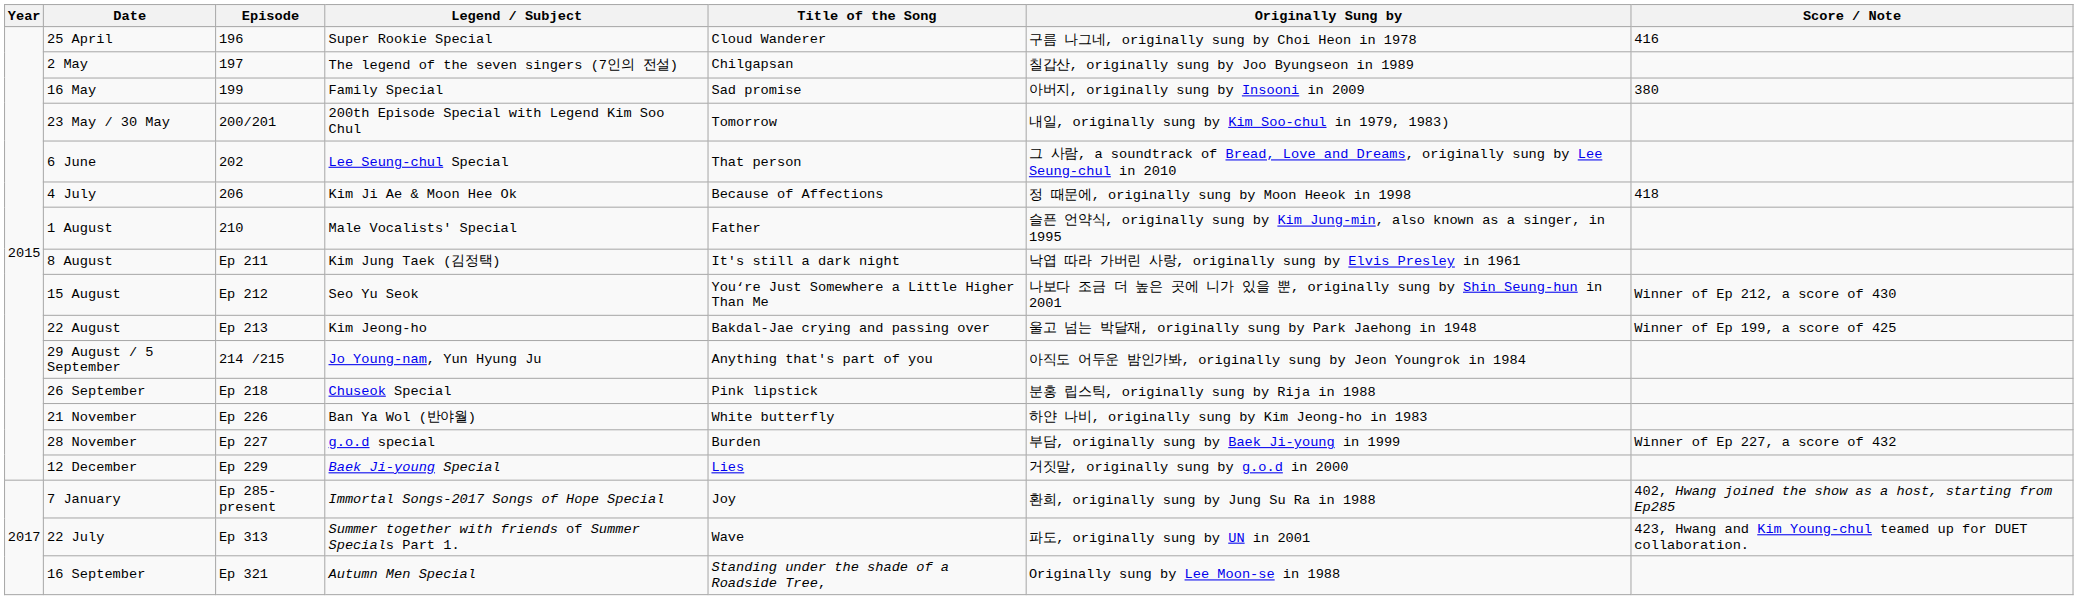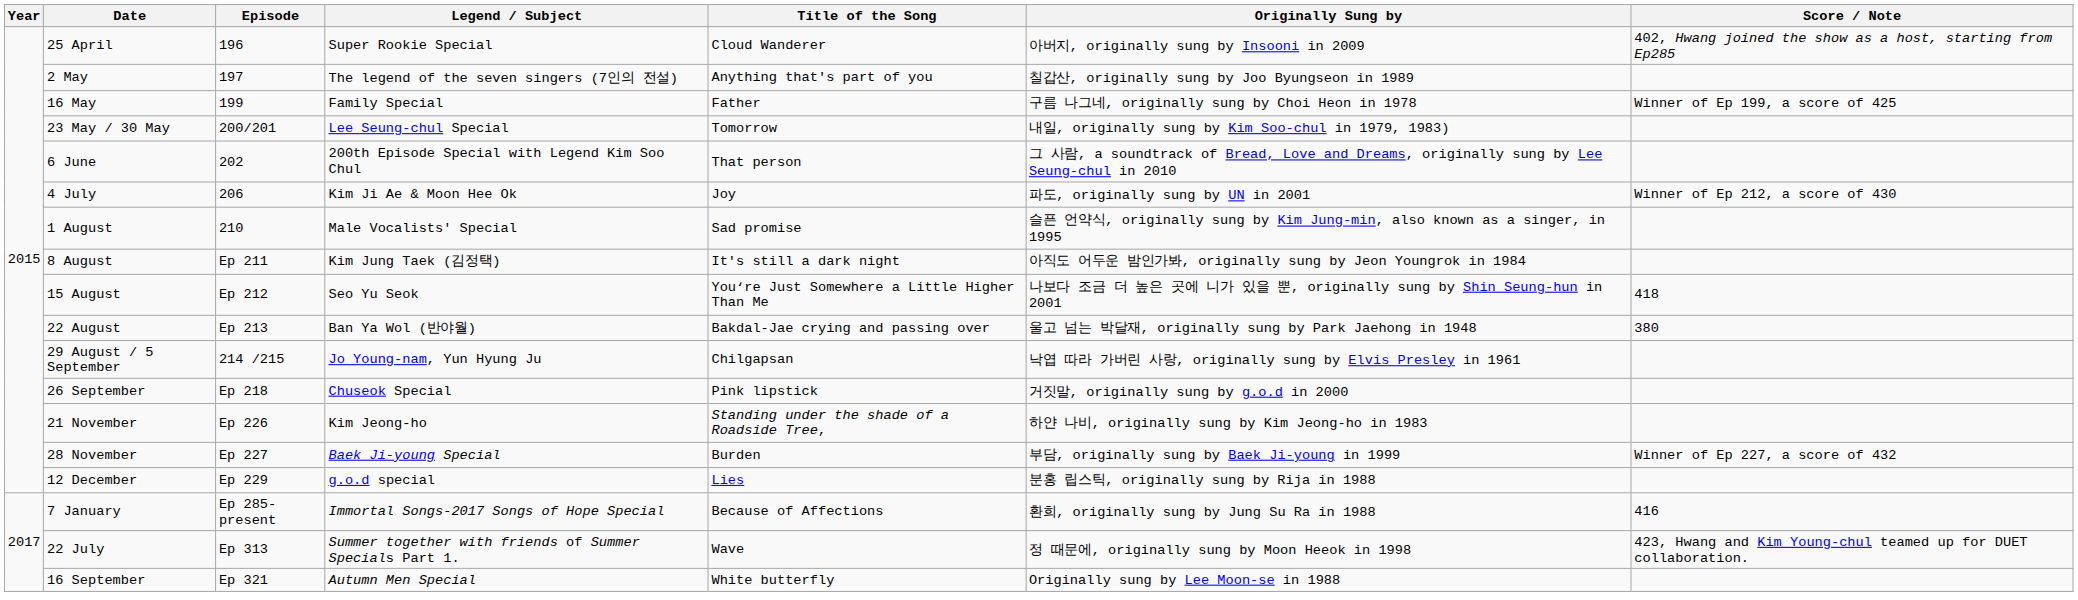(1223, 40) 구름 나그네, originally sung by Choi Heon in 1978 -> (1197, 46) 아버지, originally sung by Insooni in 2009
(1647, 39) 416 -> (1843, 46) 402, Hwang joined the show as a host, starting from Ep285
(752, 65) Chilgapsan -> (822, 77) Anything that's part of you
(757, 90) Sad promise -> (736, 103) Father
(1197, 91) 아버지, originally sung by Insooni in 2009 -> (1223, 103) 구름 나그네, originally sung by Choi Heon in 1978
(1647, 90) 380 -> (1765, 103) Winner of Ep 199, a score of 425
(496, 122) 200th Episode Special with Legend Kim Soo Chul -> (419, 128) Lee Seung-chul Special
(419, 162) Lee Seung-chul Special -> (496, 162) 200th Episode Special with Legend Kim Soo Chul
(797, 195) Because of Affections -> (724, 195) Joy
(1220, 195) 정 때문에, originally sung by Moon Heeok in 1998 -> (1170, 195) 파도, originally sung by UN in 2001
(1647, 195) 418 -> (1765, 195) Winner of Ep 212, a score of 430
(736, 228) Father -> (757, 228) Sad promise
(1275, 262) 낙엽 따라 가버린 사랑, originally sung by Elvis Presley in 1961 -> (1277, 262) 아직도 어두운 밤인가봐, originally sung by Jeon Youngrok in 1984
(1765, 295) Winner of Ep 212, a score of 430 -> (1647, 295) 418
(378, 328) Kim Jeong-ho -> (402, 328) Ban Ya Wol (반야월)
(1765, 328) Winner of Ep 199, a score of 425 -> (1647, 328) 380
(822, 360) Anything that's part of you -> (752, 360) Chilgapsan
(1277, 360) 아직도 어두운 밤인가봐, originally sung by Jeon Youngrok in 1984 -> (1275, 360) 낙엽 따라 가버린 사랑, originally sung by Elvis Presley in 1961
(1202, 392) 분홍 립스틱, originally sung by Rija in 1988 -> (1189, 392) 거짓말, originally sung by g.o.d in 2000
(402, 417) Ban Ya Wol (반야월) -> (378, 423) Kim Jeong-ho
(773, 417) White butterfly -> (830, 423) Standing under the shade of a Roadside Tree,
(382, 442) g.o.d special -> (415, 455) Baek Ji-young Special
(415, 467) Baek Ji-young Special -> (382, 480) g.o.d special
(1189, 468) 거짓말, originally sung by g.o.d in 2000 -> (1202, 481) 분홍 립스틱, originally sung by Rija in 1988
(724, 499) Joy -> (797, 512) Because of Affections
(1843, 499) 402, Hwang joined the show as a host, starting from Ep285 -> (1647, 512) 416
(1170, 538) 파도, originally sung by UN in 2001 -> (1220, 550) 정 때문에, originally sung by Moon Heeok in 1998
(830, 575) Standing under the shade of a Roadside Tree, -> (773, 580) White butterfly
